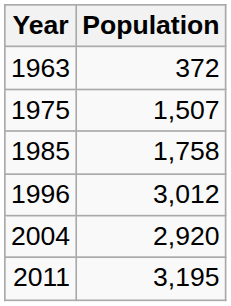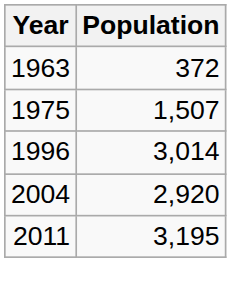- row: (40, 151)
(186, 194) 3,012 -> (186, 151) 3,014
